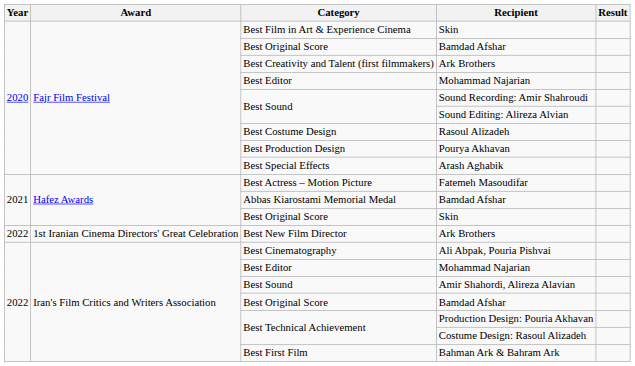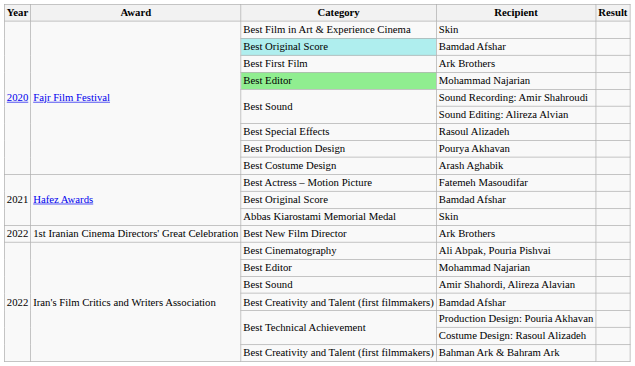(286, 47) no background -> (286, 47) paleturquoise background
(339, 64) Best Creativity and Talent (first filmmakers) -> (276, 64) Best First Film
(268, 81) no background -> (268, 81) lightgreen background
(290, 132) Best Costume Design -> (286, 132) Best Special Effects
(286, 166) Best Special Effects -> (290, 166) Best Costume Design
(320, 200) Abbas Kiarostami Memorial Medal -> (286, 200) Best Original Score
(286, 217) Best Original Score -> (320, 217) Abbas Kiarostami Memorial Medal
(286, 302) Best Original Score -> (339, 302) Best Creativity and Talent (first filmmakers)
(276, 353) Best First Film -> (339, 353) Best Creativity and Talent (first filmmakers)
